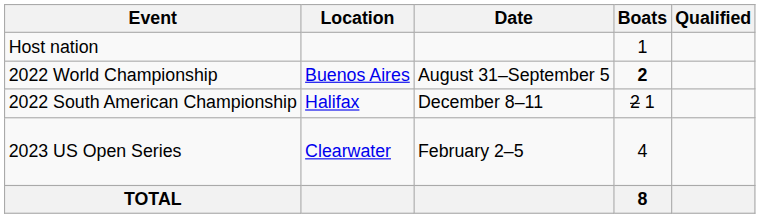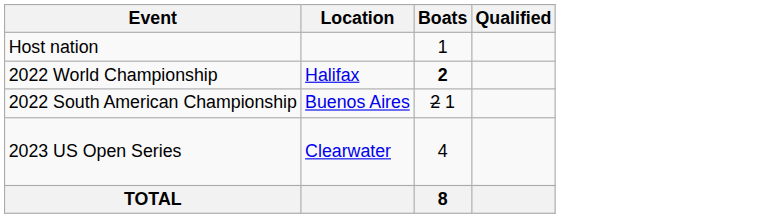- column: (514, 18)
(357, 74) Buenos Aires -> (332, 74) Halifax
(332, 103) Halifax -> (357, 103) Buenos Aires
